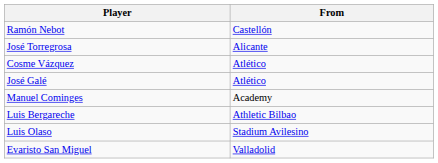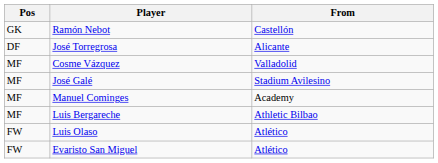+ column: (27, 13)
(249, 64) Atlético -> (276, 64) Valladolid
(249, 81) Atlético -> (292, 81) Stadium Avilesino
(271, 132) Stadium Avilesino -> (271, 132) Atlético
(254, 149) Valladolid -> (271, 149) Atlético
